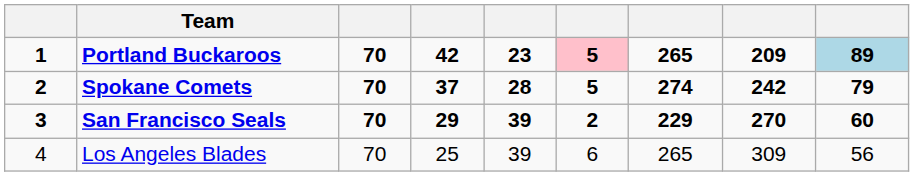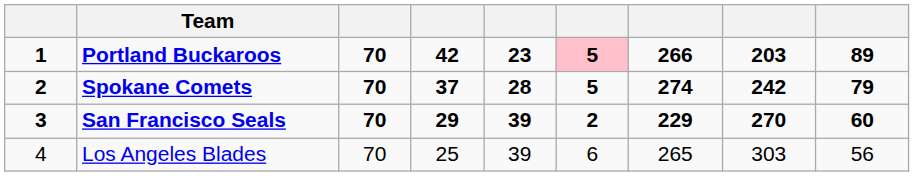(675, 54) 265 -> (675, 54) 266
(769, 54) 209 -> (769, 54) 203
(862, 54) lightblue background -> (862, 54) no background
(769, 154) 309 -> (769, 154) 303
